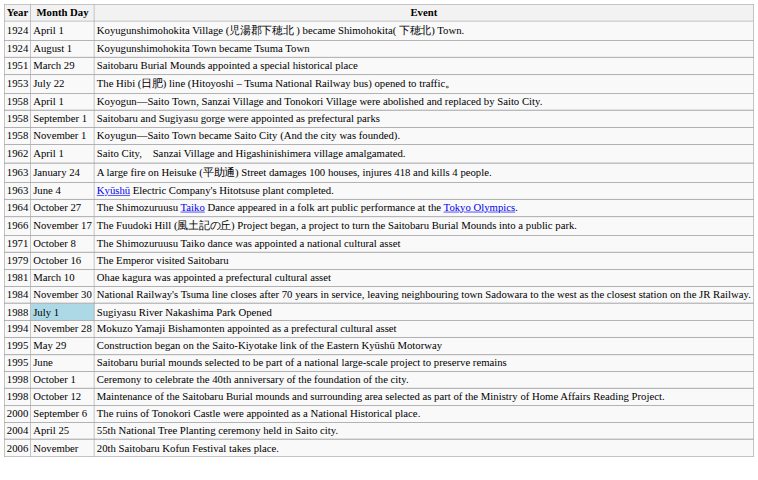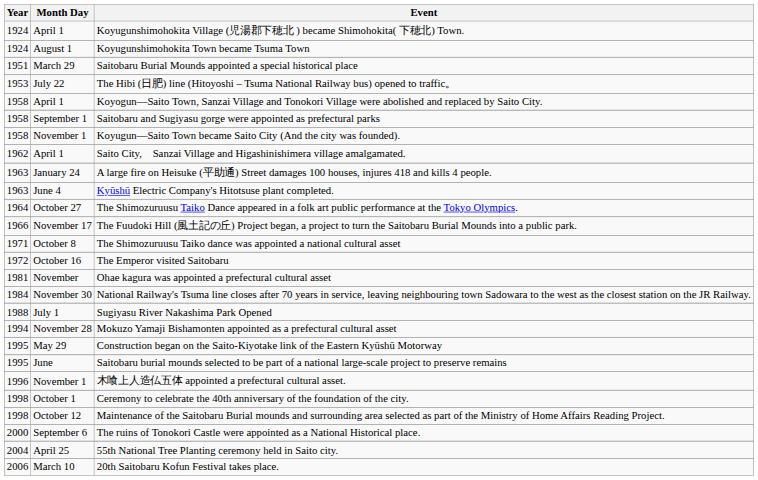(18, 261) 1979 -> (18, 261) 1972
(54, 278) March 10 -> (56, 278) November
(46, 312) lightblue background -> (46, 312) no background
+ row: (221, 380)
(56, 448) November -> (54, 467) March 10
